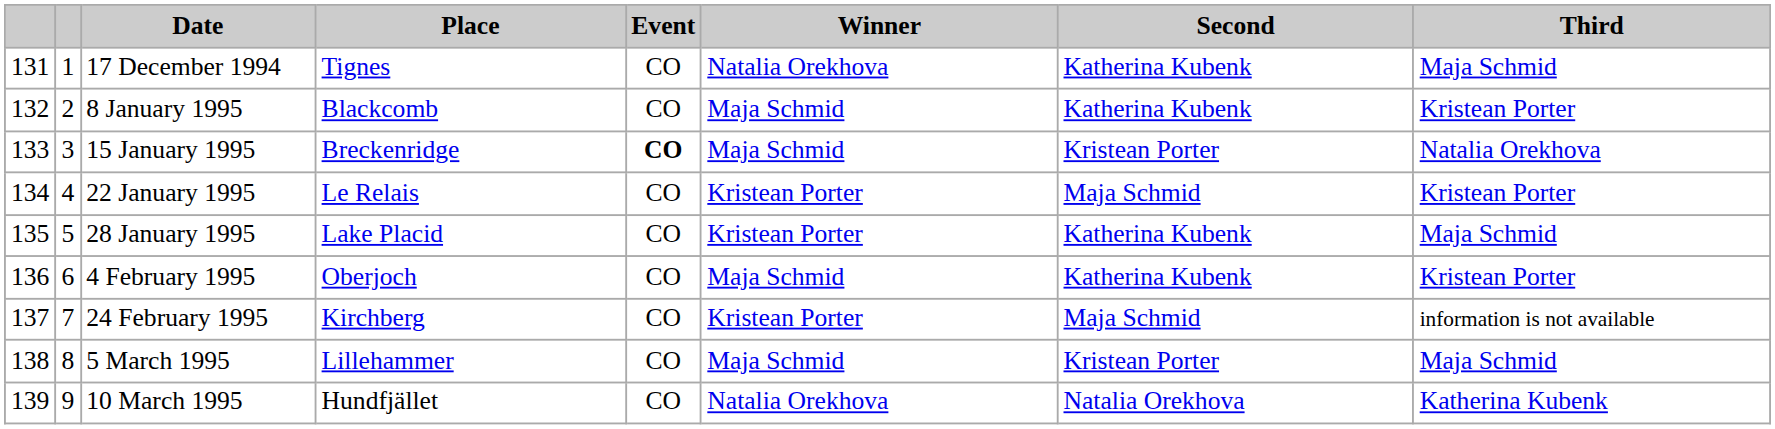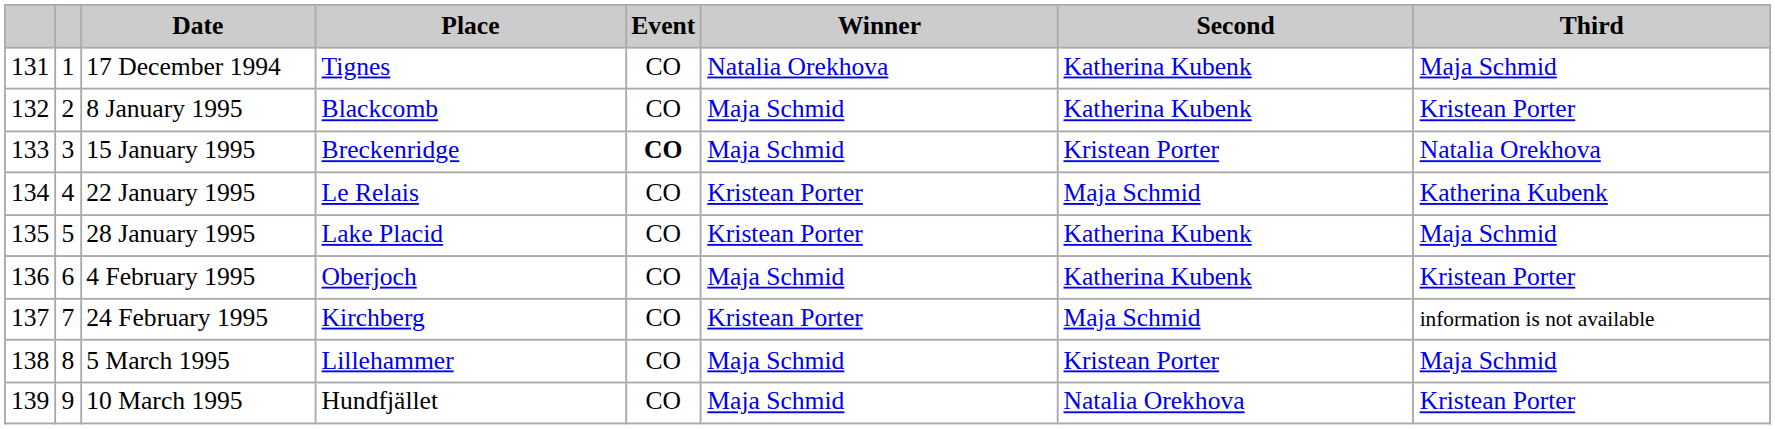(1497, 192) Kristean Porter -> (1514, 192) Katherina Kubenk
(798, 401) Natalia Orekhova -> (776, 401) Maja Schmid
(1514, 401) Katherina Kubenk -> (1497, 401) Kristean Porter
